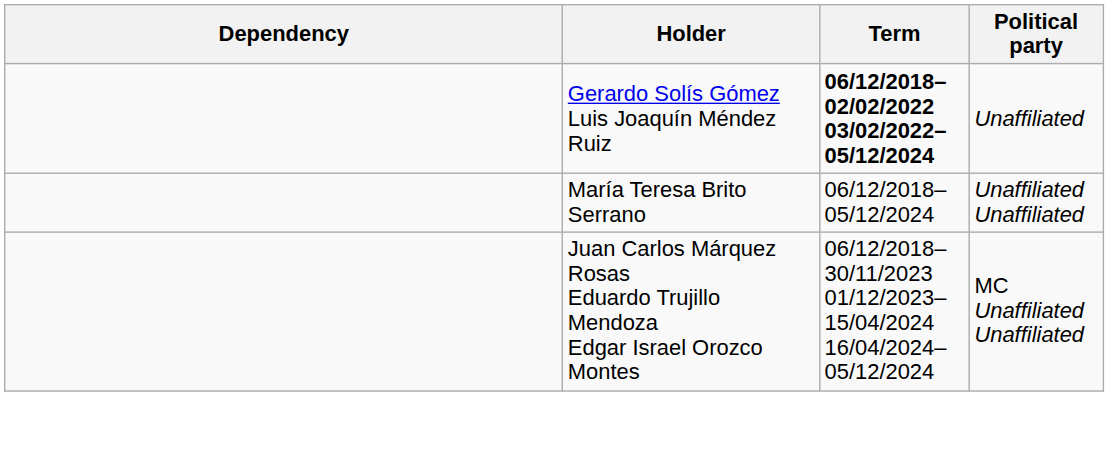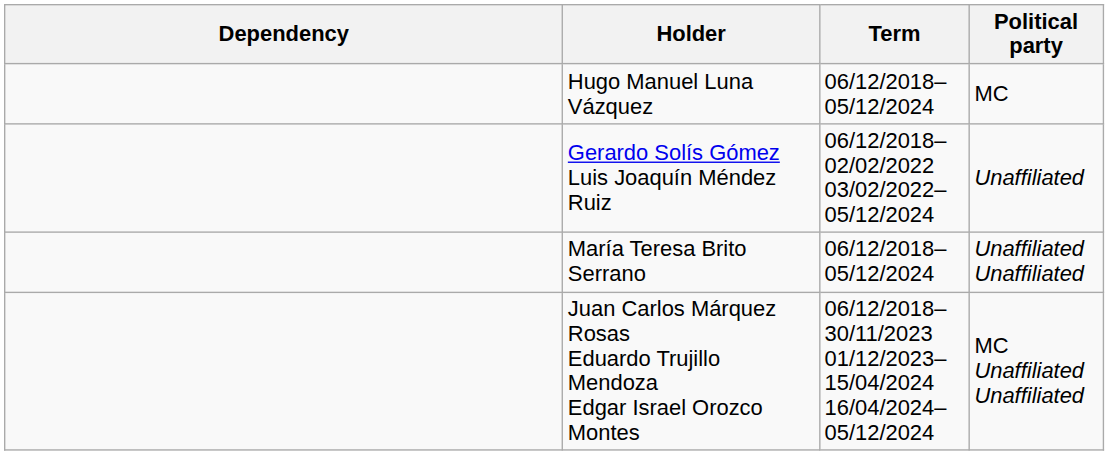+ row: (660, 93)
(885, 118) bold -> (885, 177) normal
